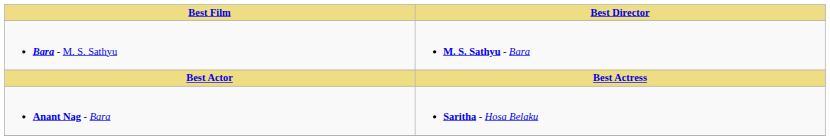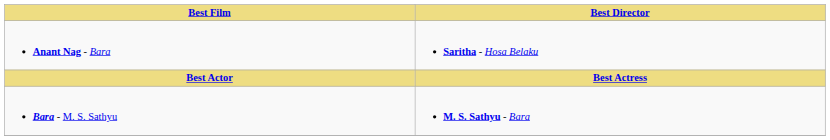rows swapped: (210, 51) <-> (210, 117)
